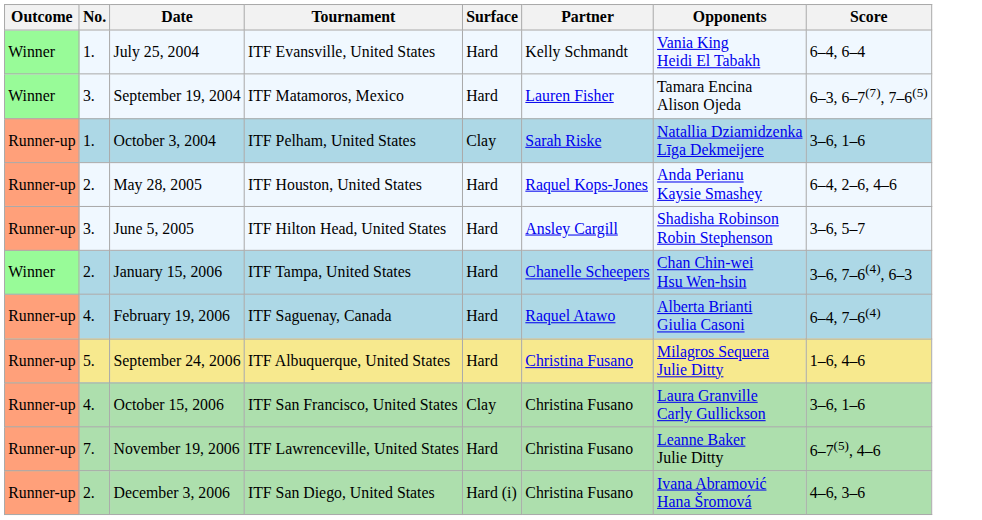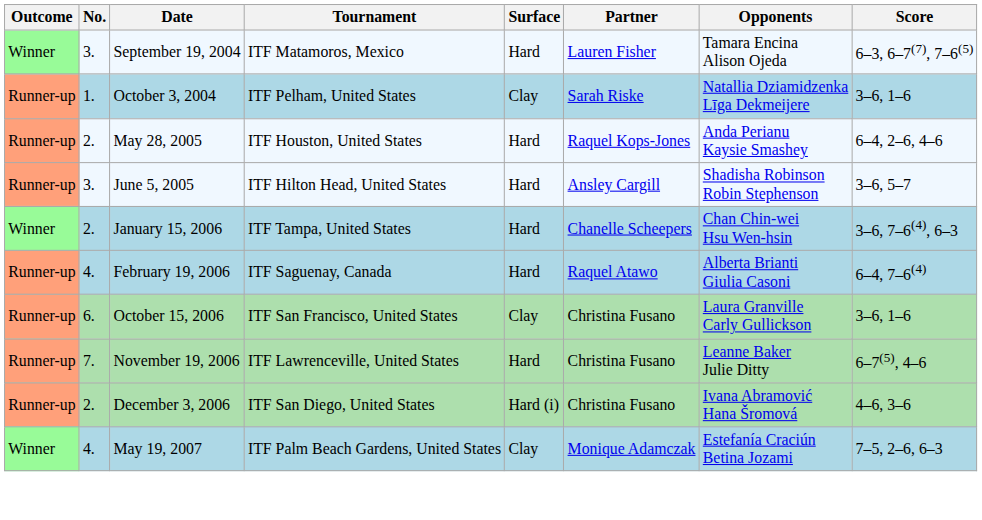- row: (156, 51)
- row: (177, 360)
(89, 404) 4. -> (89, 316) 6.
+ row: (158, 448)
